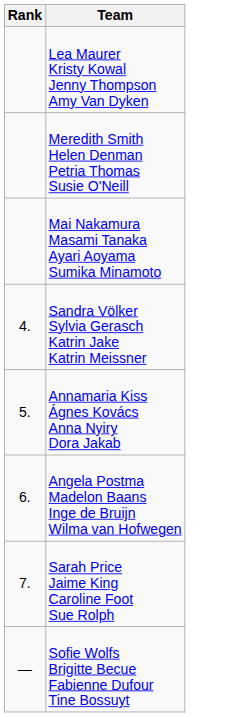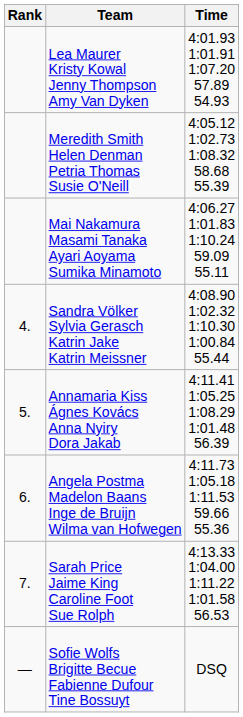+ column: (212, 15)
